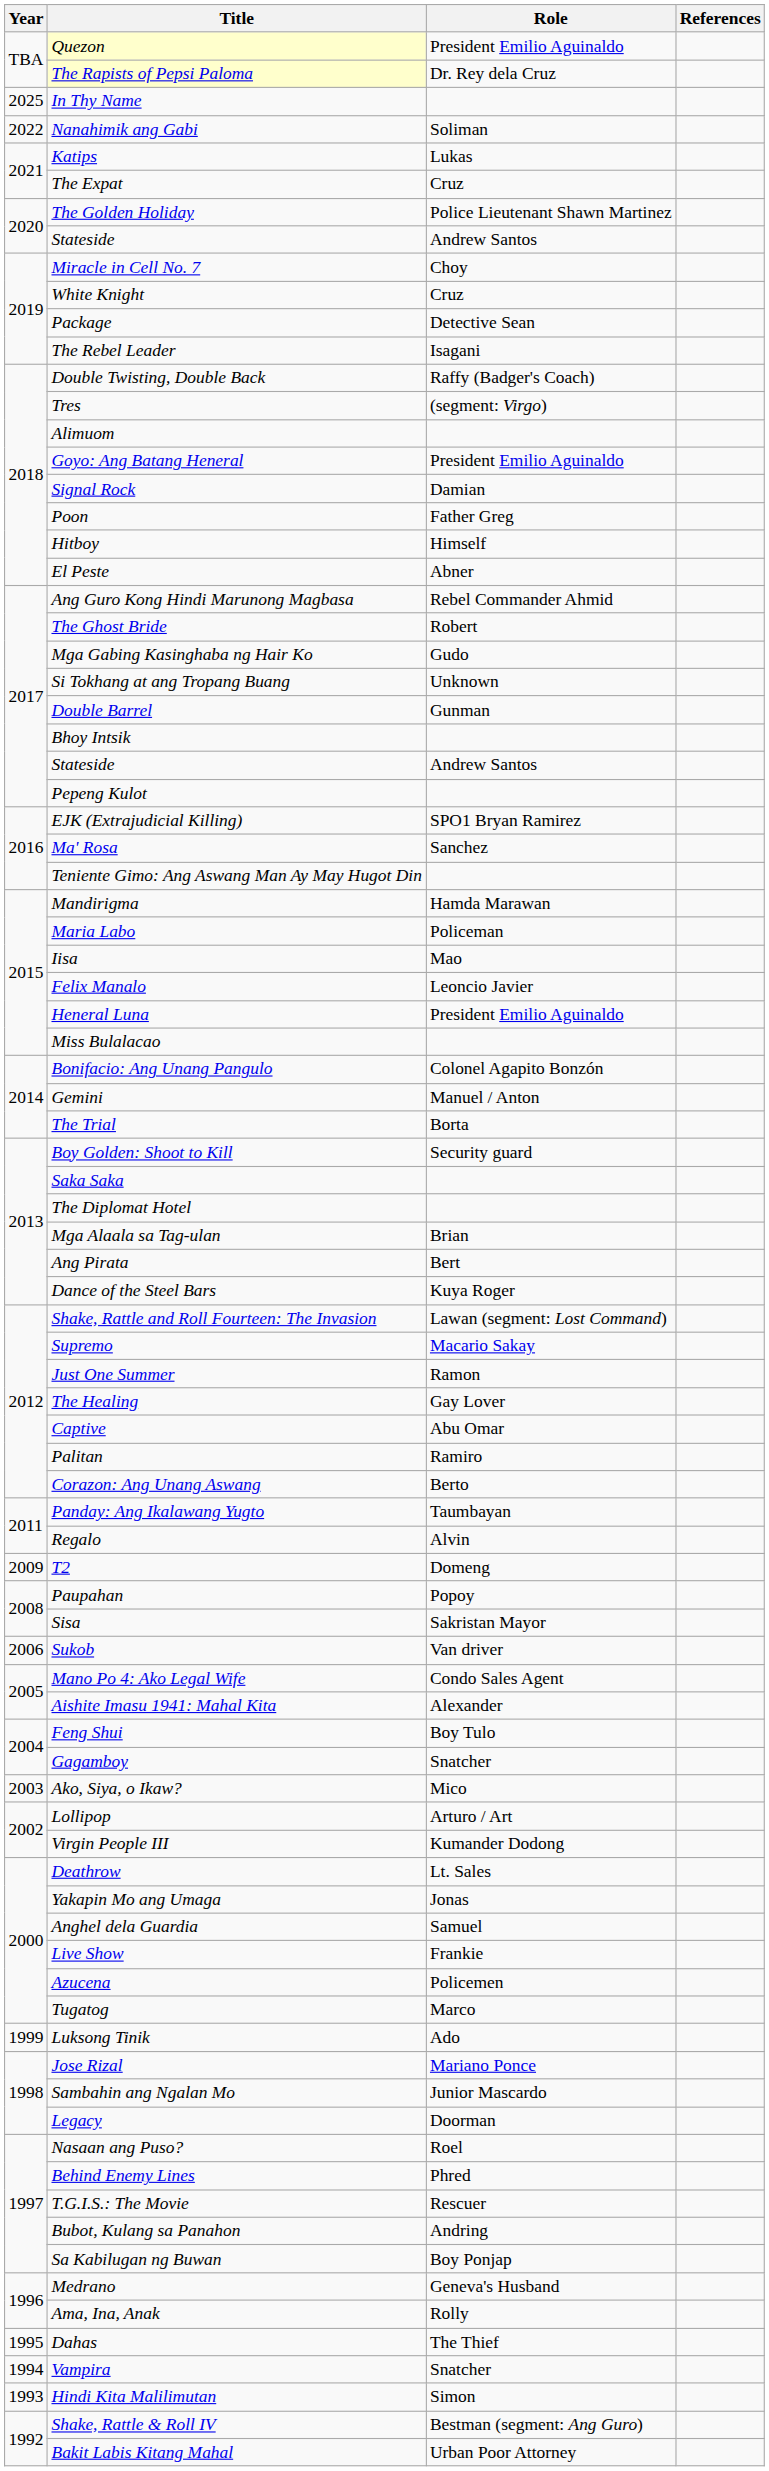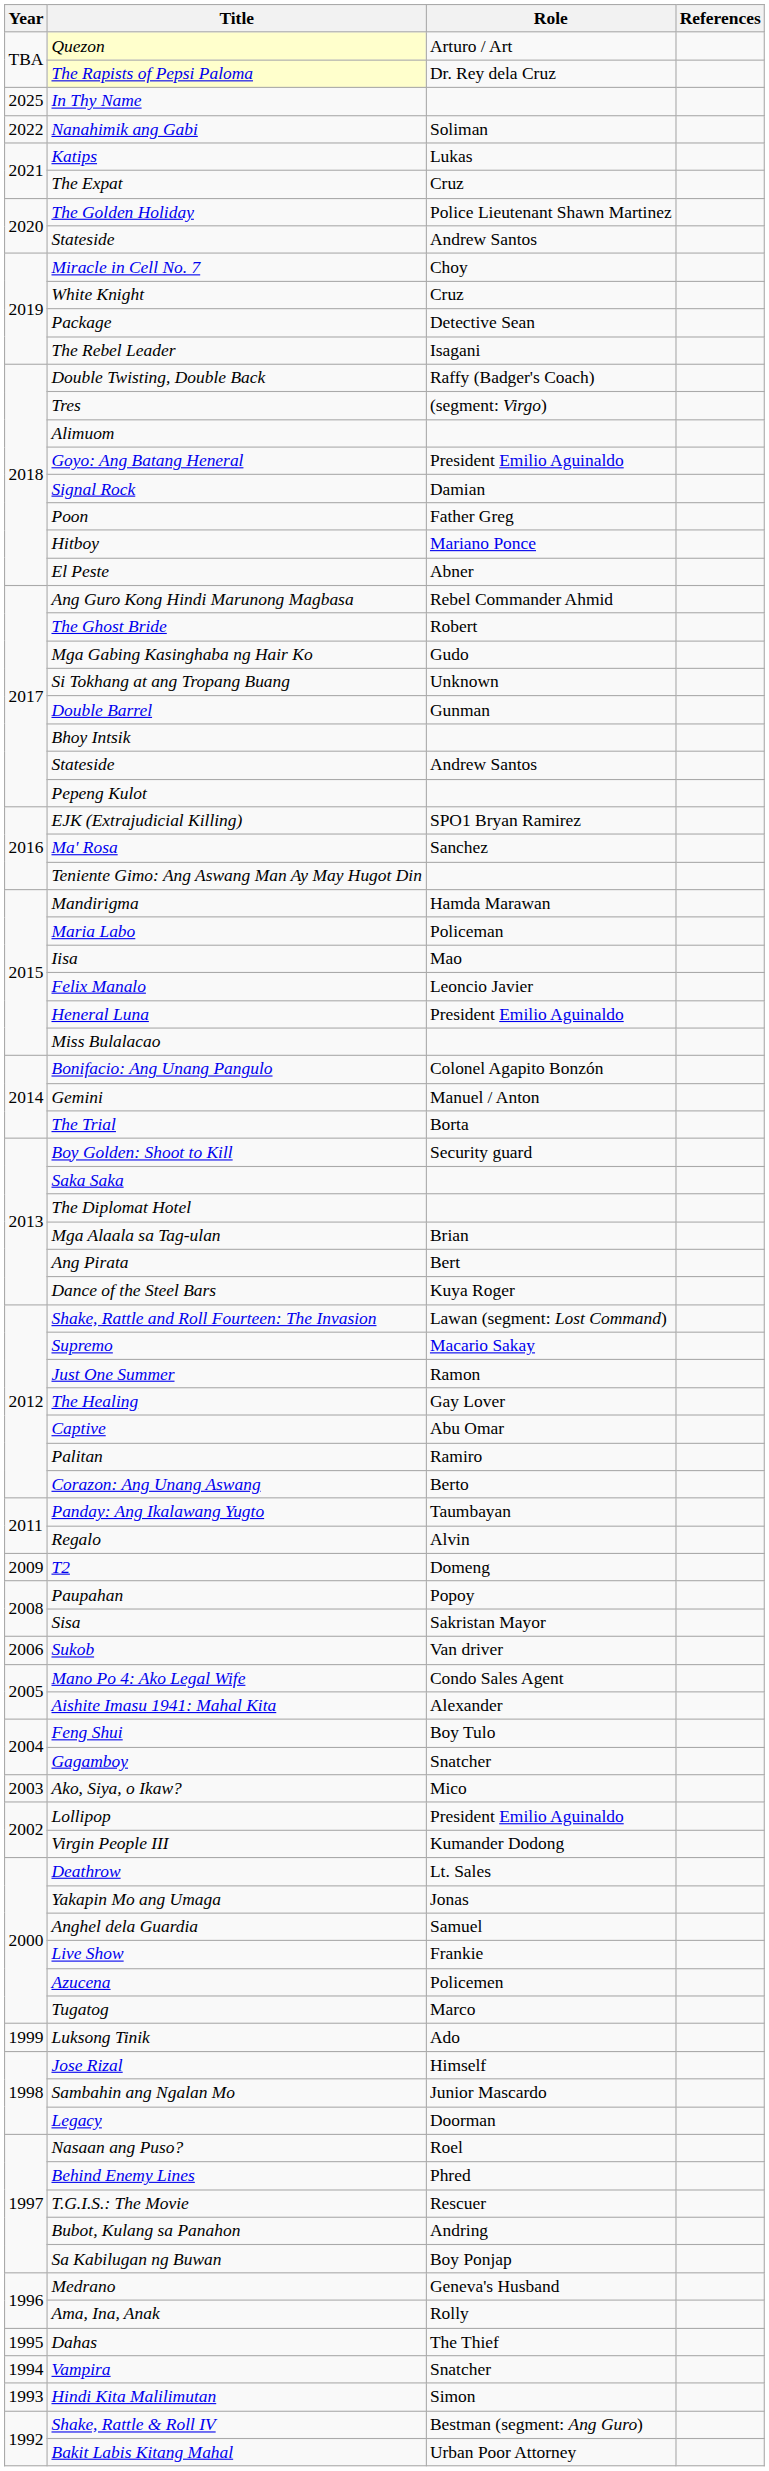(527, 45) President Emilio Aguinaldo -> (471, 45) Arturo / Art
(458, 543) Himself -> (483, 543) Mariano Ponce
(471, 1816) Arturo / Art -> (527, 1816) President Emilio Aguinaldo
(483, 2065) Mariano Ponce -> (458, 2065) Himself
